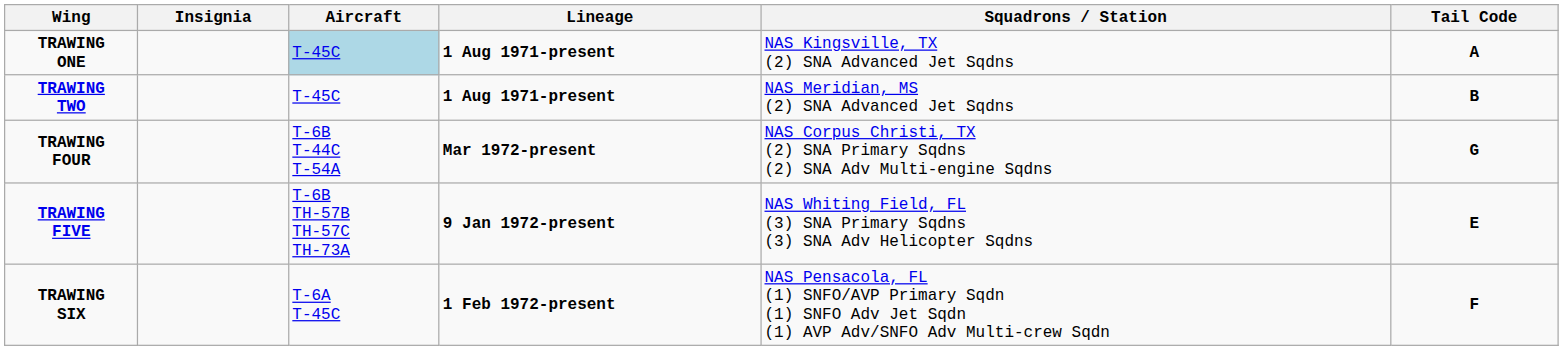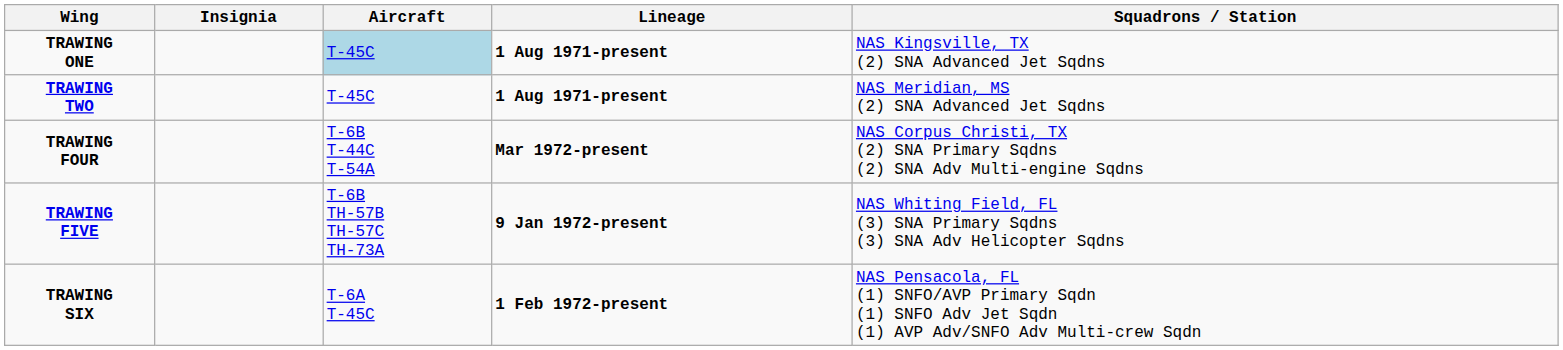- column: (1474, 18)
